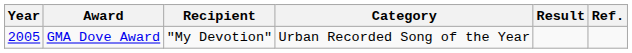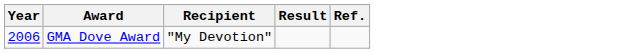- column: (404, 16)
(24, 38) 2005 -> (24, 38) 2006
